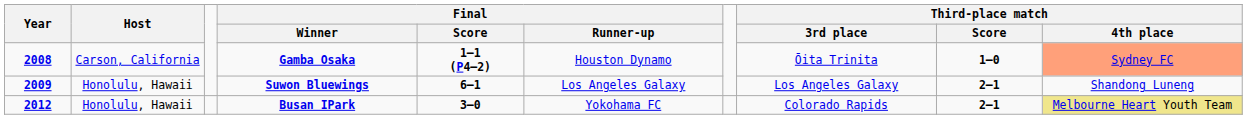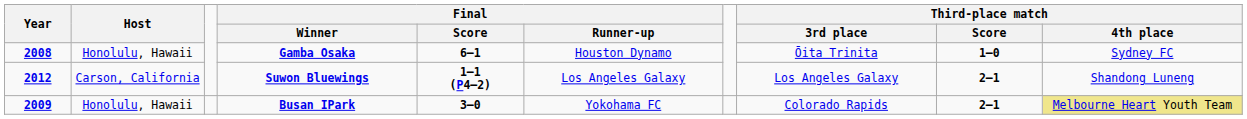(138, 59) Carson, California -> (138, 52) Honolulu, Hawaii
(470, 59) 1–1 (P4–2) -> (470, 52) 6–1
(1142, 59) lightsalmon background -> (1142, 52) no background
(38, 85) 2009 -> (38, 78) 2012
(138, 85) Honolulu, Hawaii -> (138, 78) Carson, California
(470, 85) 6–1 -> (470, 78) 1–1 (P4–2)
(38, 105) 2012 -> (38, 105) 2009
